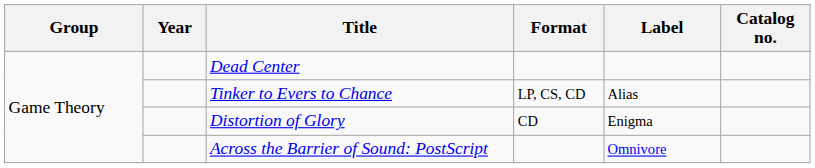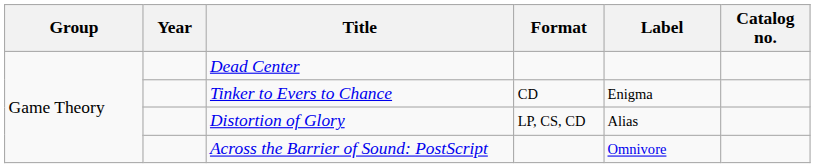(552, 94) LP, CS, CD -> (528, 94) CD
(623, 94) Alias -> (630, 94) Enigma
(528, 122) CD -> (552, 122) LP, CS, CD
(630, 122) Enigma -> (623, 122) Alias
